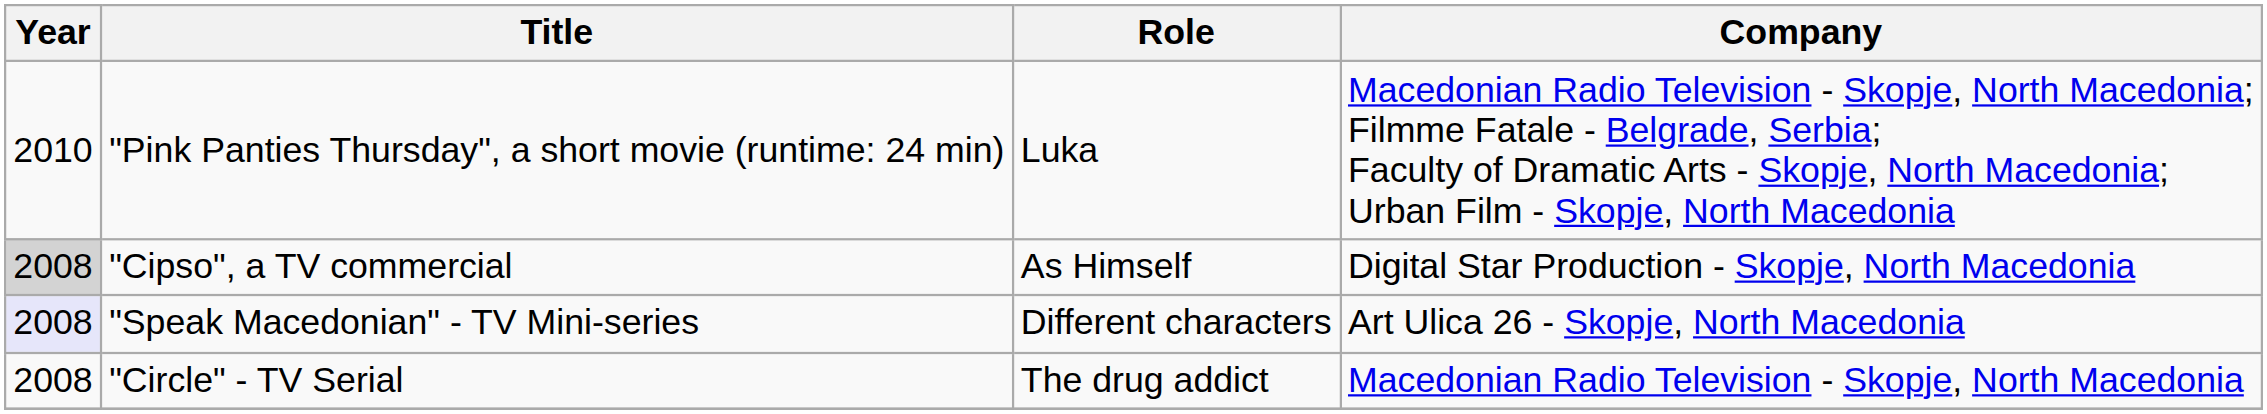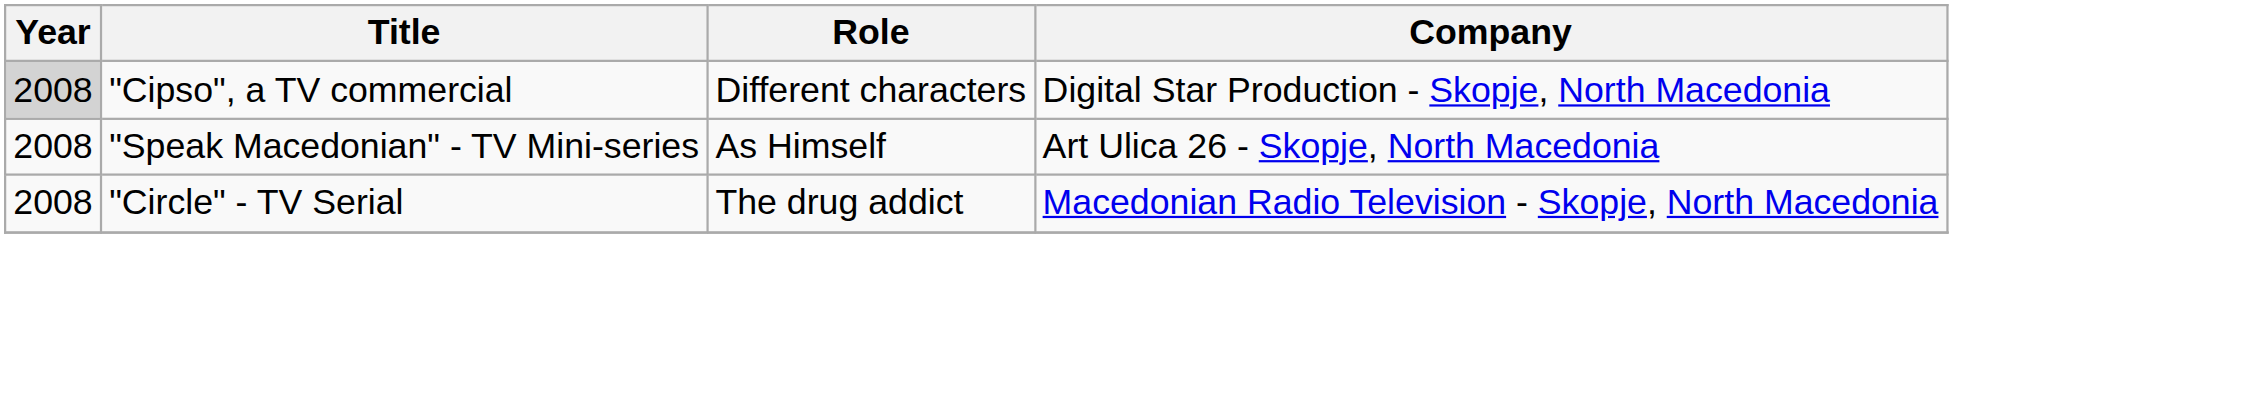- row: (557, 149)
(1106, 266) As Himself -> (871, 89) Different characters
(53, 322) lavender background -> (53, 145) no background
(1176, 322) Different characters -> (801, 145) As Himself
